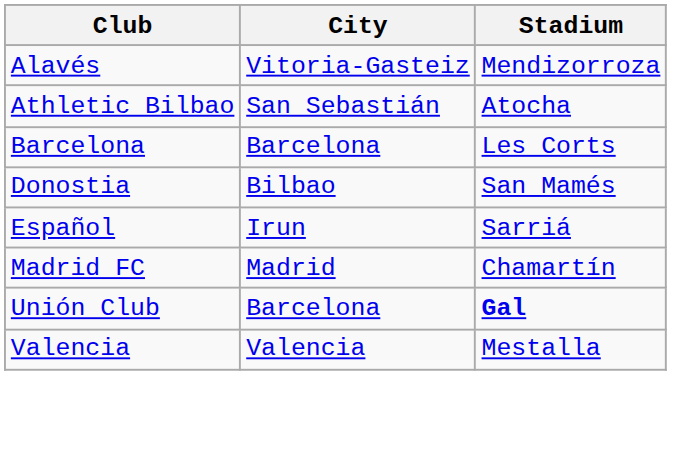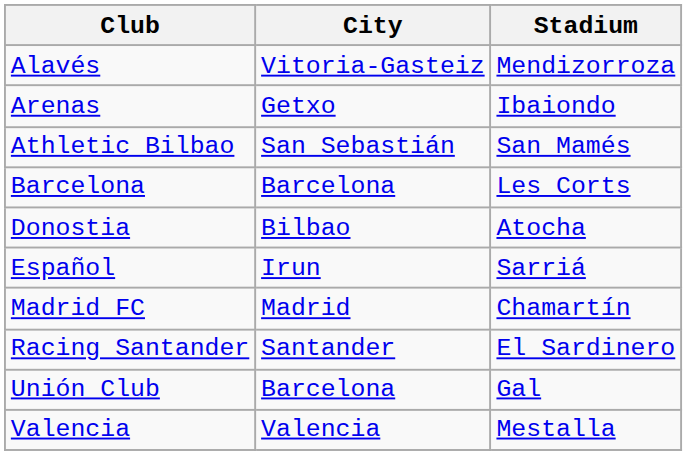+ row: (56, 106)
(526, 106) Atocha -> (564, 147) San Mamés
(549, 187) San Mamés -> (541, 228) Atocha
+ row: (130, 349)
(504, 308) bold -> (519, 389) normal
